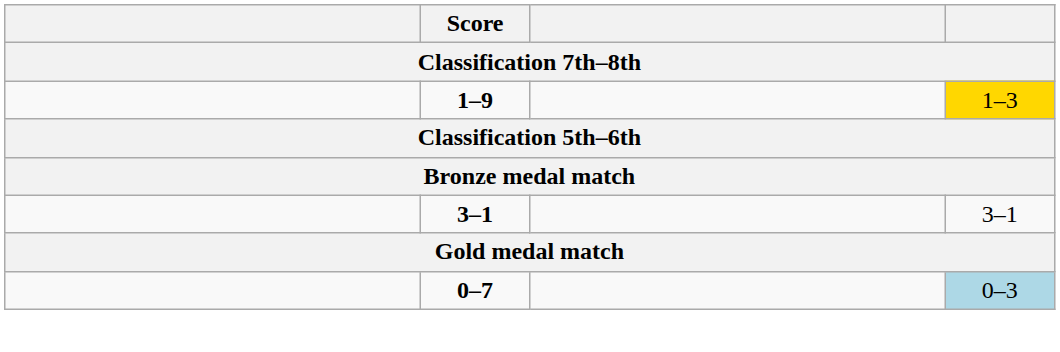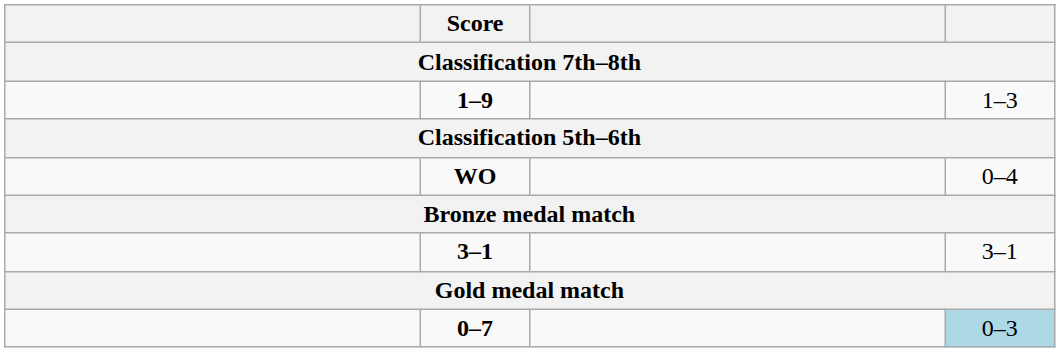(1000, 99) gold background -> (1000, 99) no background
+ row: (475, 175)
